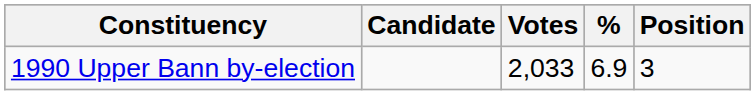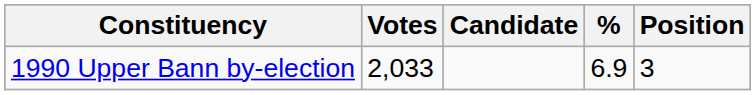columns swapped: (431, 25) <-> (543, 25)
